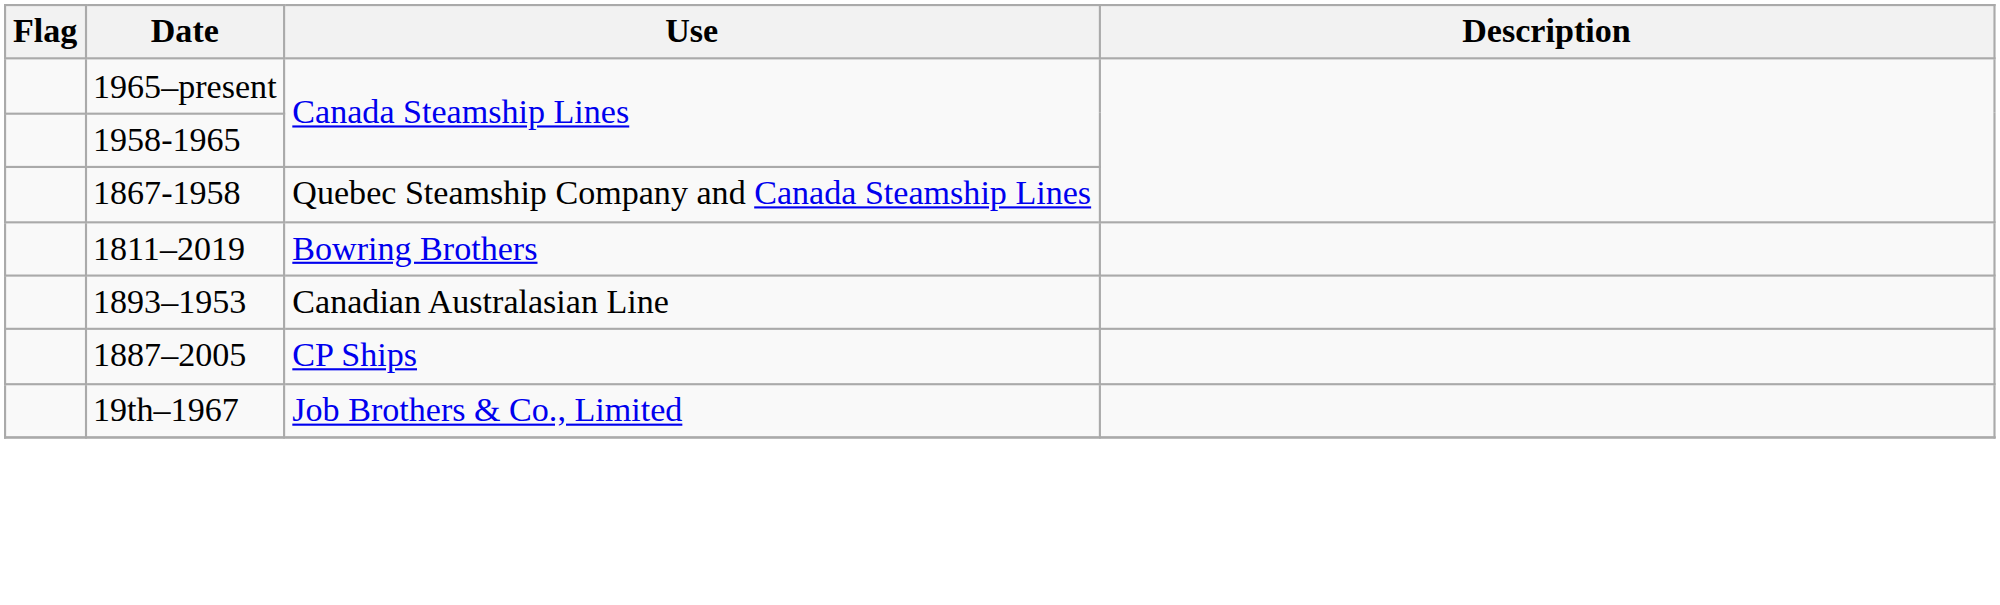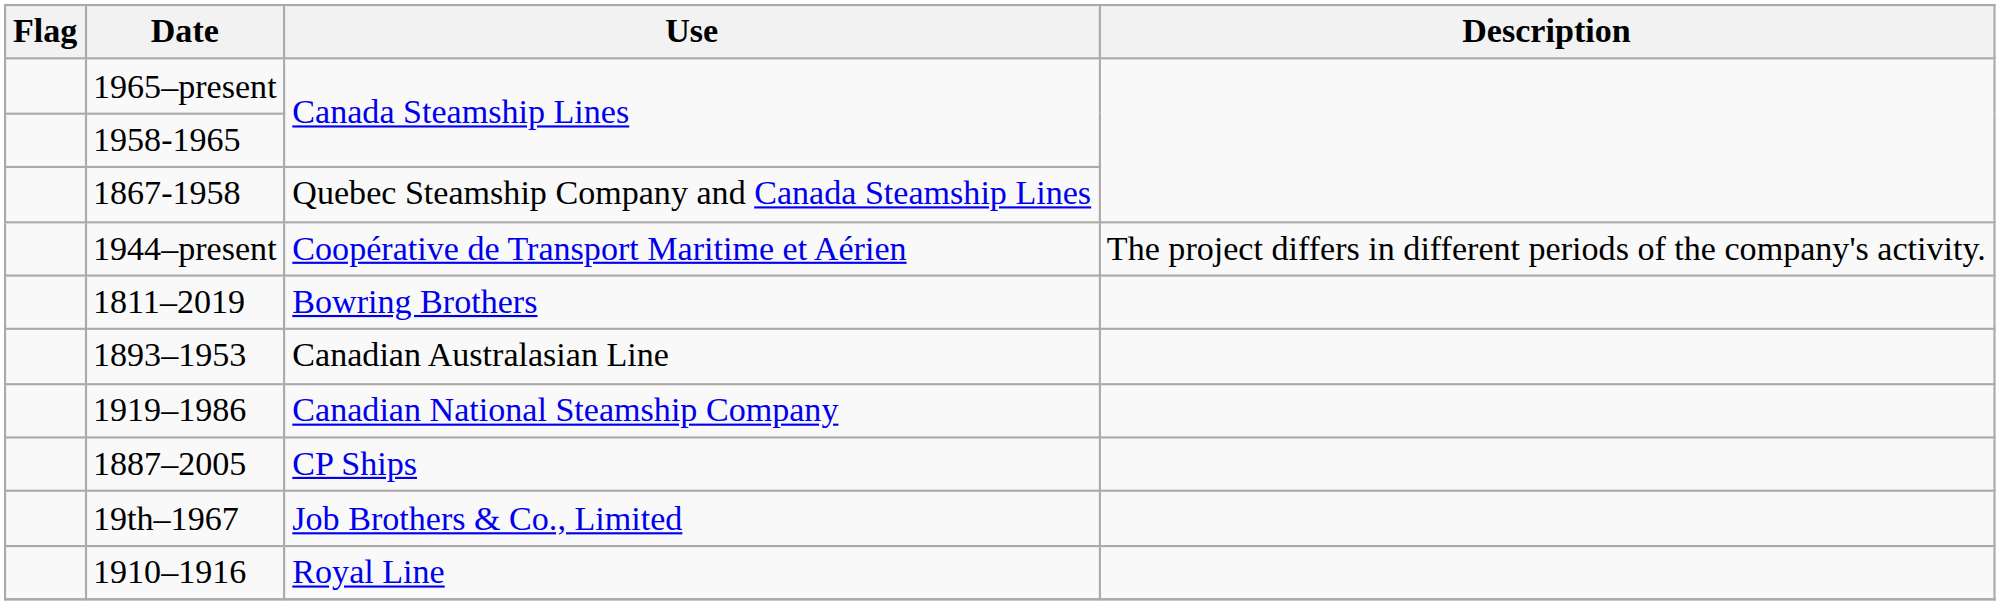+ row: (185, 247)
+ row: (170, 409)
+ row: (170, 572)
